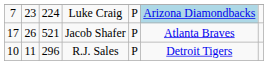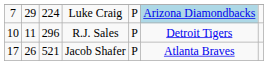(30, 13) 23 -> (30, 13) 29
rows swapped: (95, 51) <-> (95, 32)
